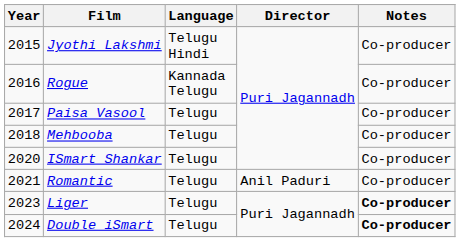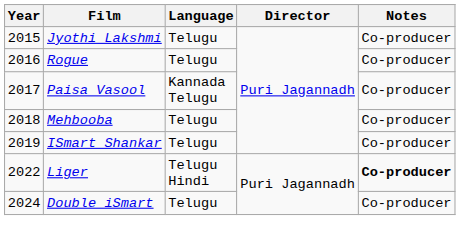(193, 46) Telugu Hindi -> (193, 38) Telugu
(197, 84) Kannada Telugu -> (193, 60) Telugu
(193, 114) Telugu -> (197, 90) Kannada Telugu
(24, 158) 2020 -> (24, 143) 2019
- row: (80, 181)
(24, 203) 2023 -> (24, 173) 2022
(193, 203) Telugu -> (193, 173) Telugu Hindi
(407, 225) bold -> (407, 203) normal
